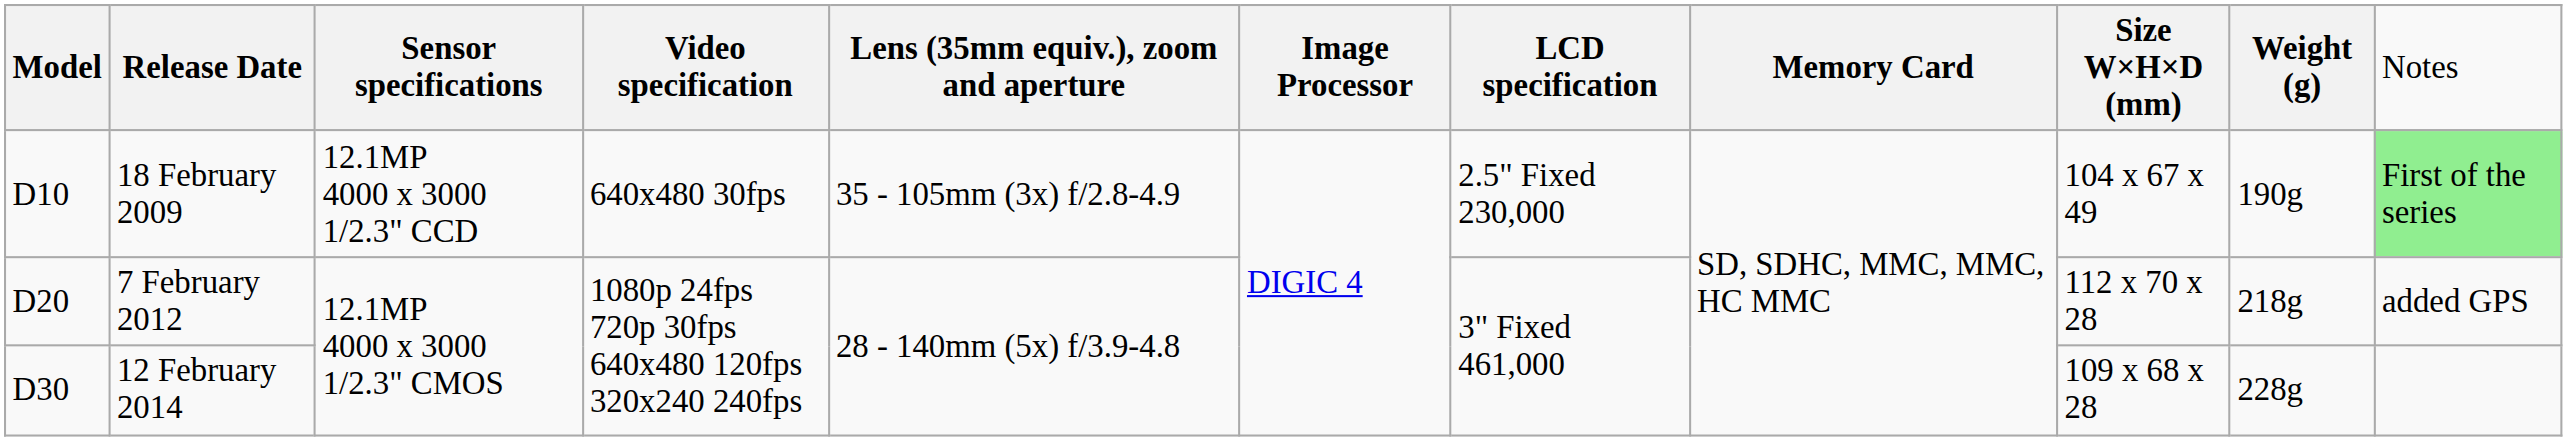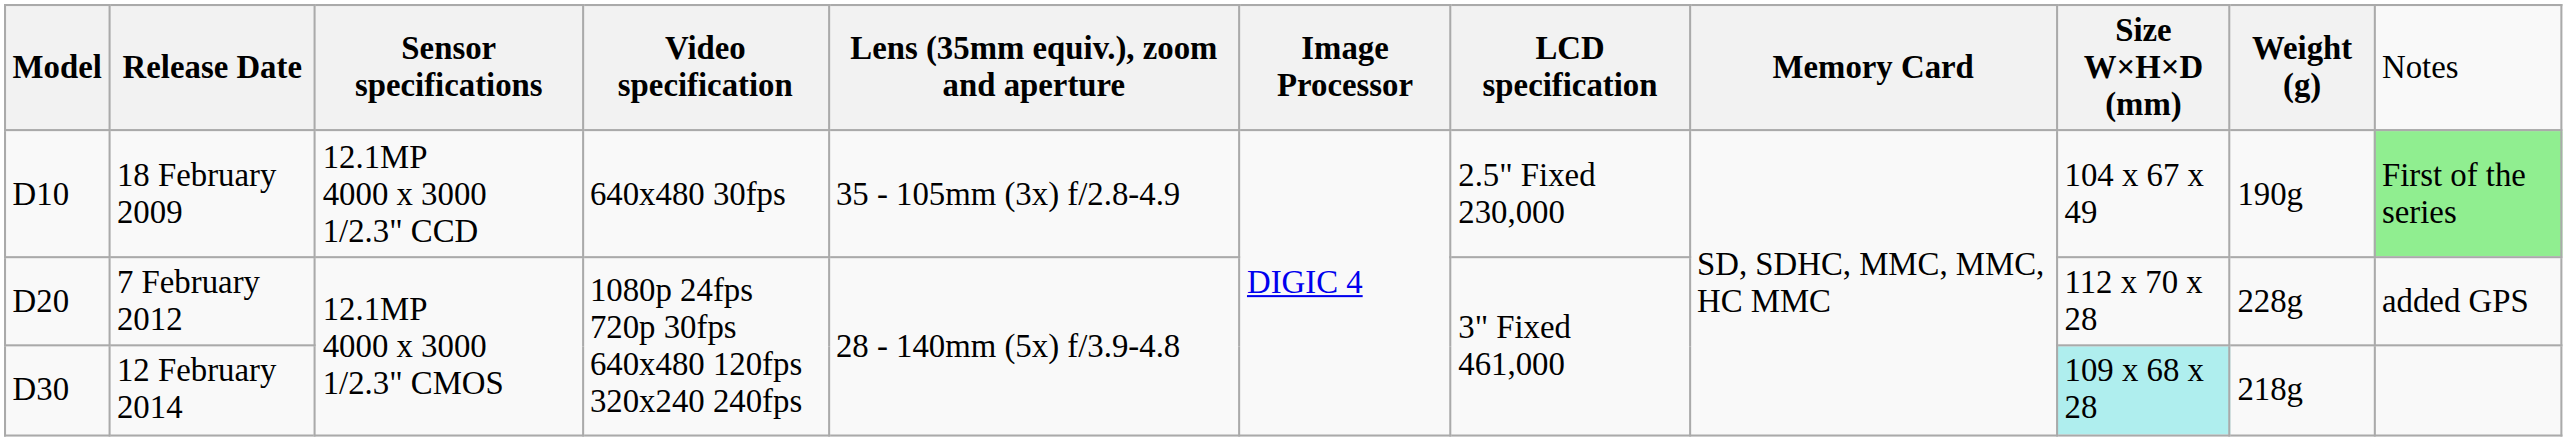(2270, 300) 218g -> (2270, 300) 228g
(2134, 389) no background -> (2134, 389) paleturquoise background
(2270, 389) 228g -> (2270, 389) 218g
